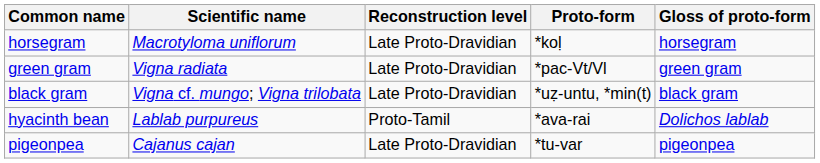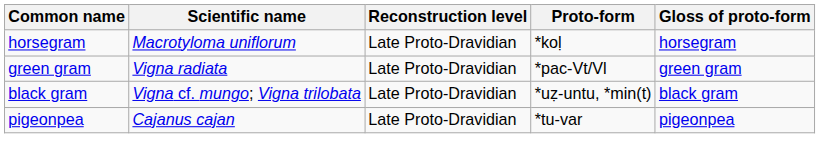- row: (59, 119)
